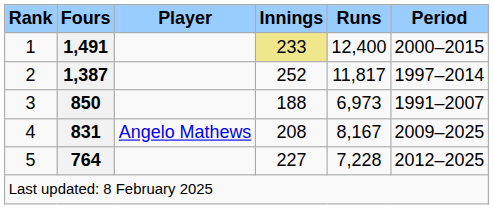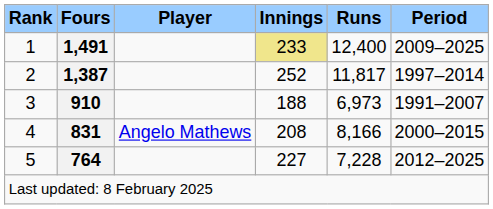(439, 47) 2000–2015 -> (439, 47) 2009–2025
(86, 103) 850 -> (86, 103) 910
(359, 132) 8,167 -> (359, 132) 8,166
(439, 132) 2009–2025 -> (439, 132) 2000–2015
